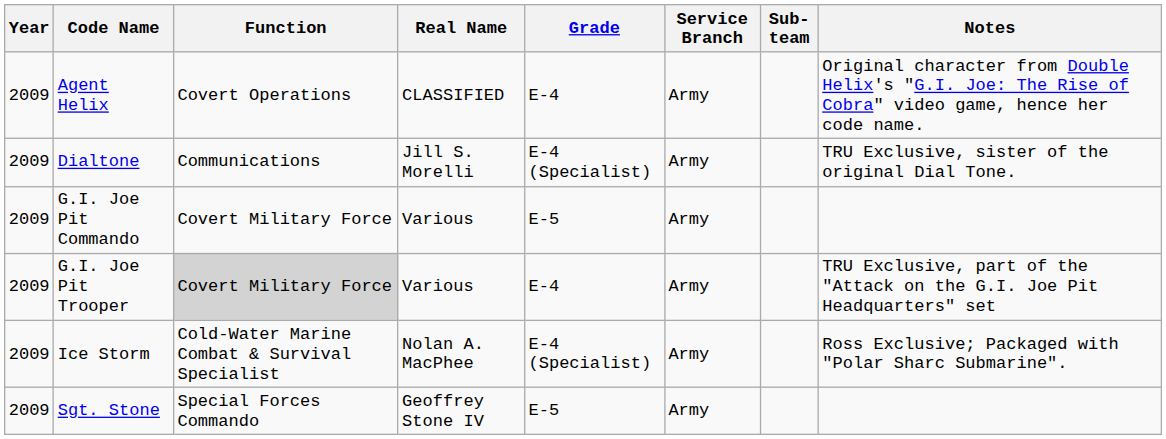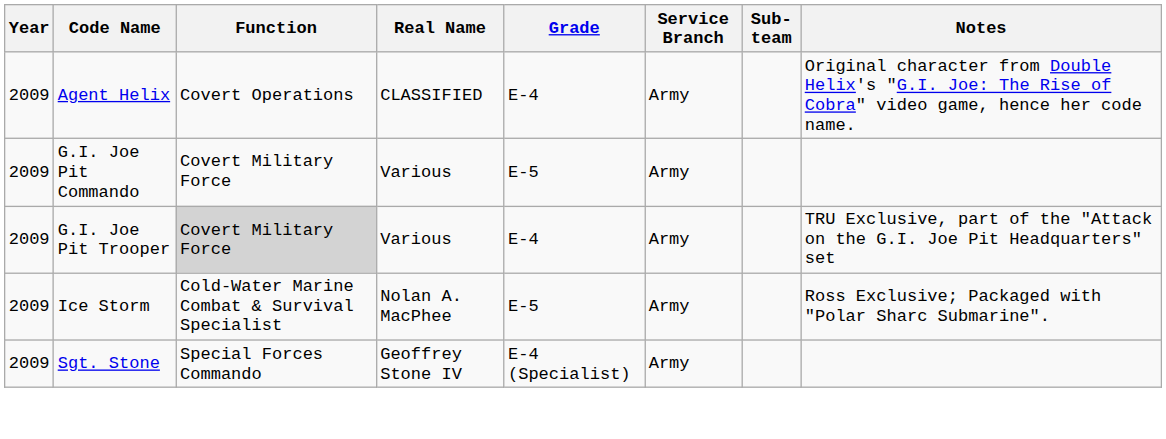- row: (99, 162)
(590, 354) E-4 (Specialist) -> (523, 306) E-5
(544, 411) E-5 -> (569, 364) E-4 (Specialist)
